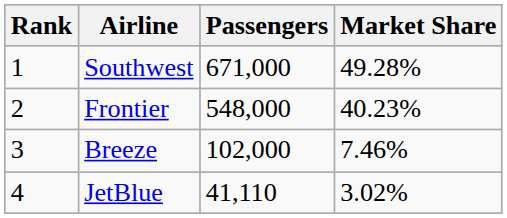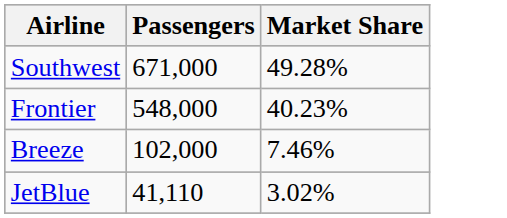- column: (42, 25)
